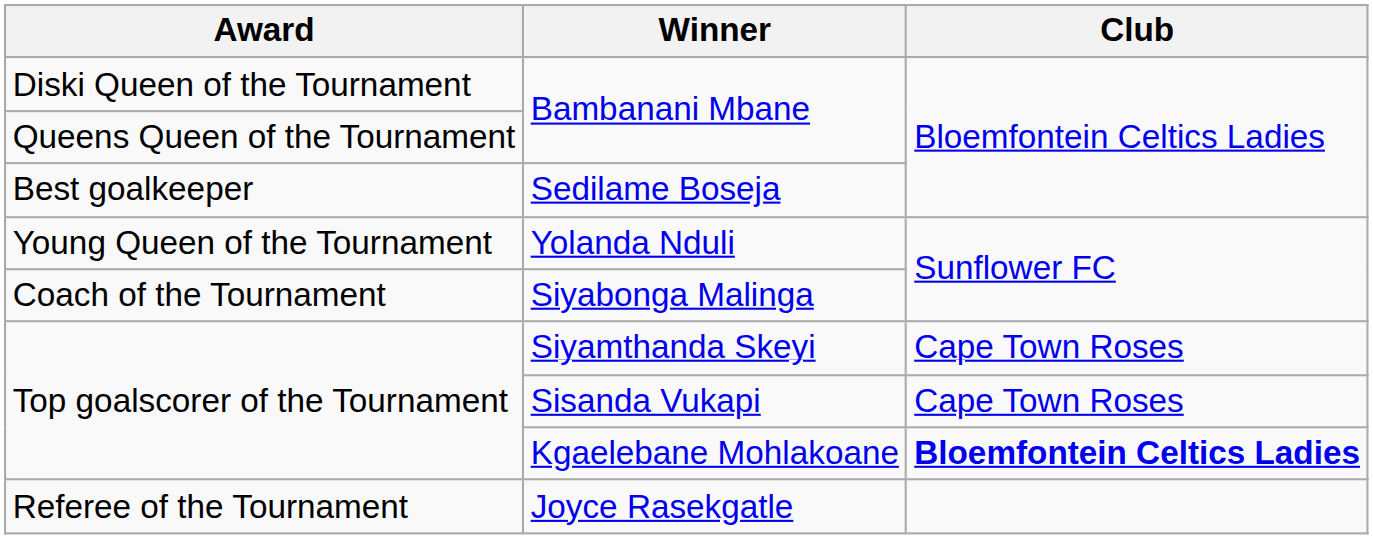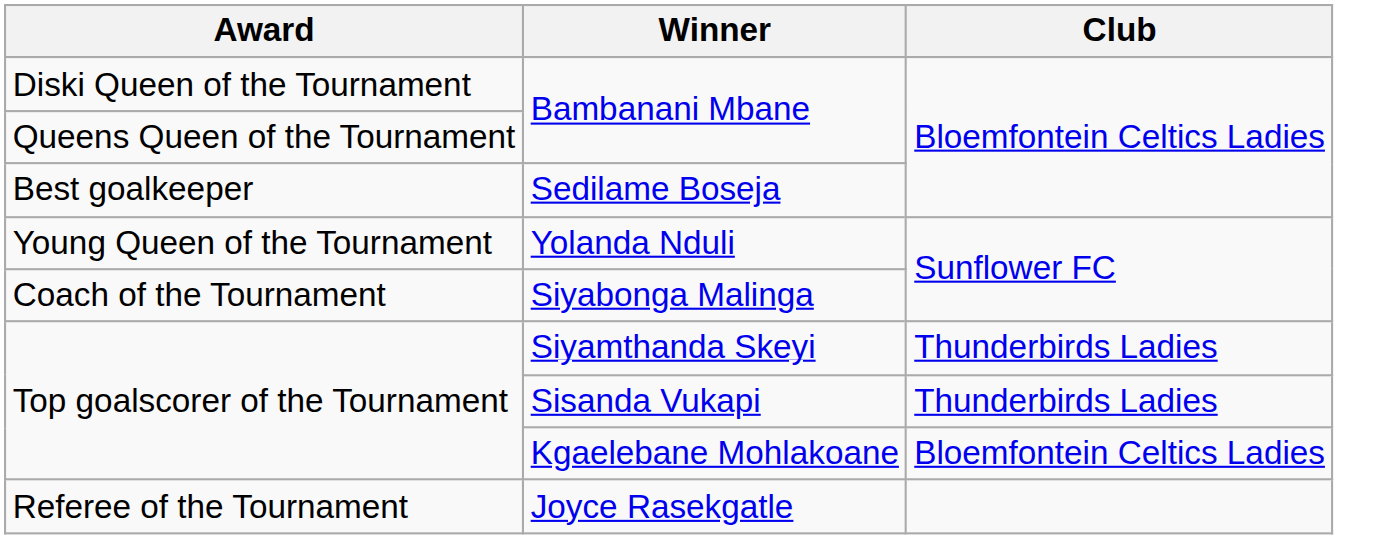(1049, 347) Cape Town Roses -> (1066, 347) Thunderbirds Ladies
(1049, 400) Cape Town Roses -> (1066, 400) Thunderbirds Ladies
(1137, 453) bold -> (1120, 453) normal
